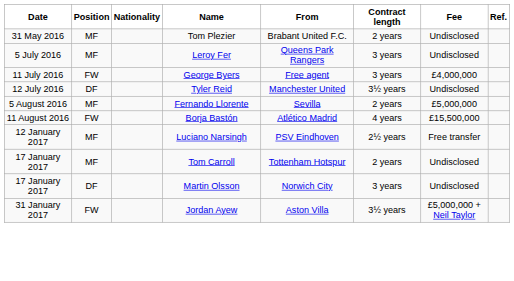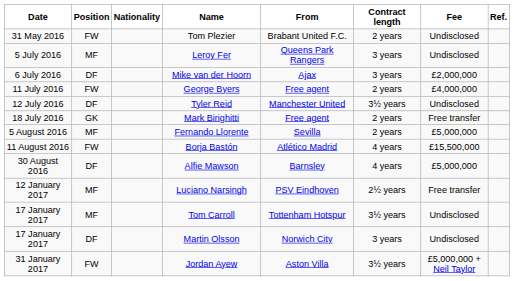(92, 36) MF -> (92, 36) FW
+ row: (212, 75)
(387, 75) 3 years -> (387, 89) 2 years
+ row: (212, 118)
+ row: (212, 166)
(387, 162) 2 years -> (387, 215) 3½ years
